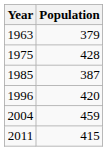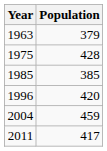(90, 75) 387 -> (90, 75) 385
(90, 136) 415 -> (90, 136) 417
